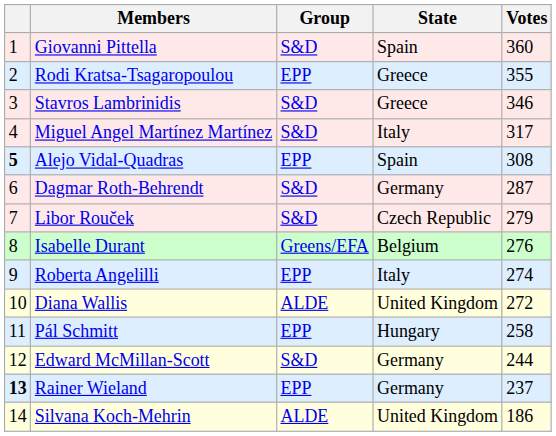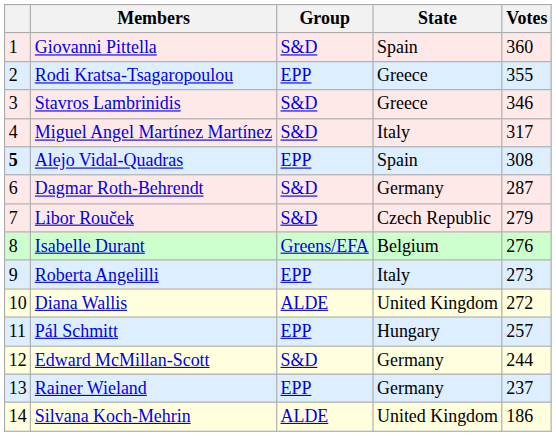(520, 274) 274 -> (520, 274) 273
(520, 331) 258 -> (520, 331) 257
(18, 388) bold -> (18, 388) normal
